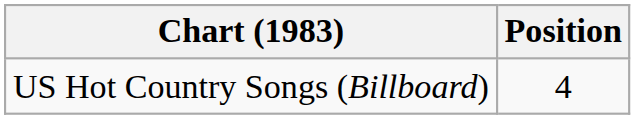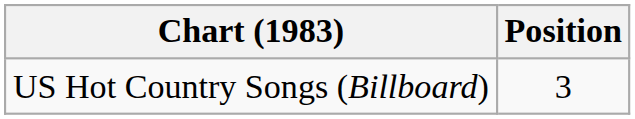(563, 85) 4 -> (563, 85) 3
